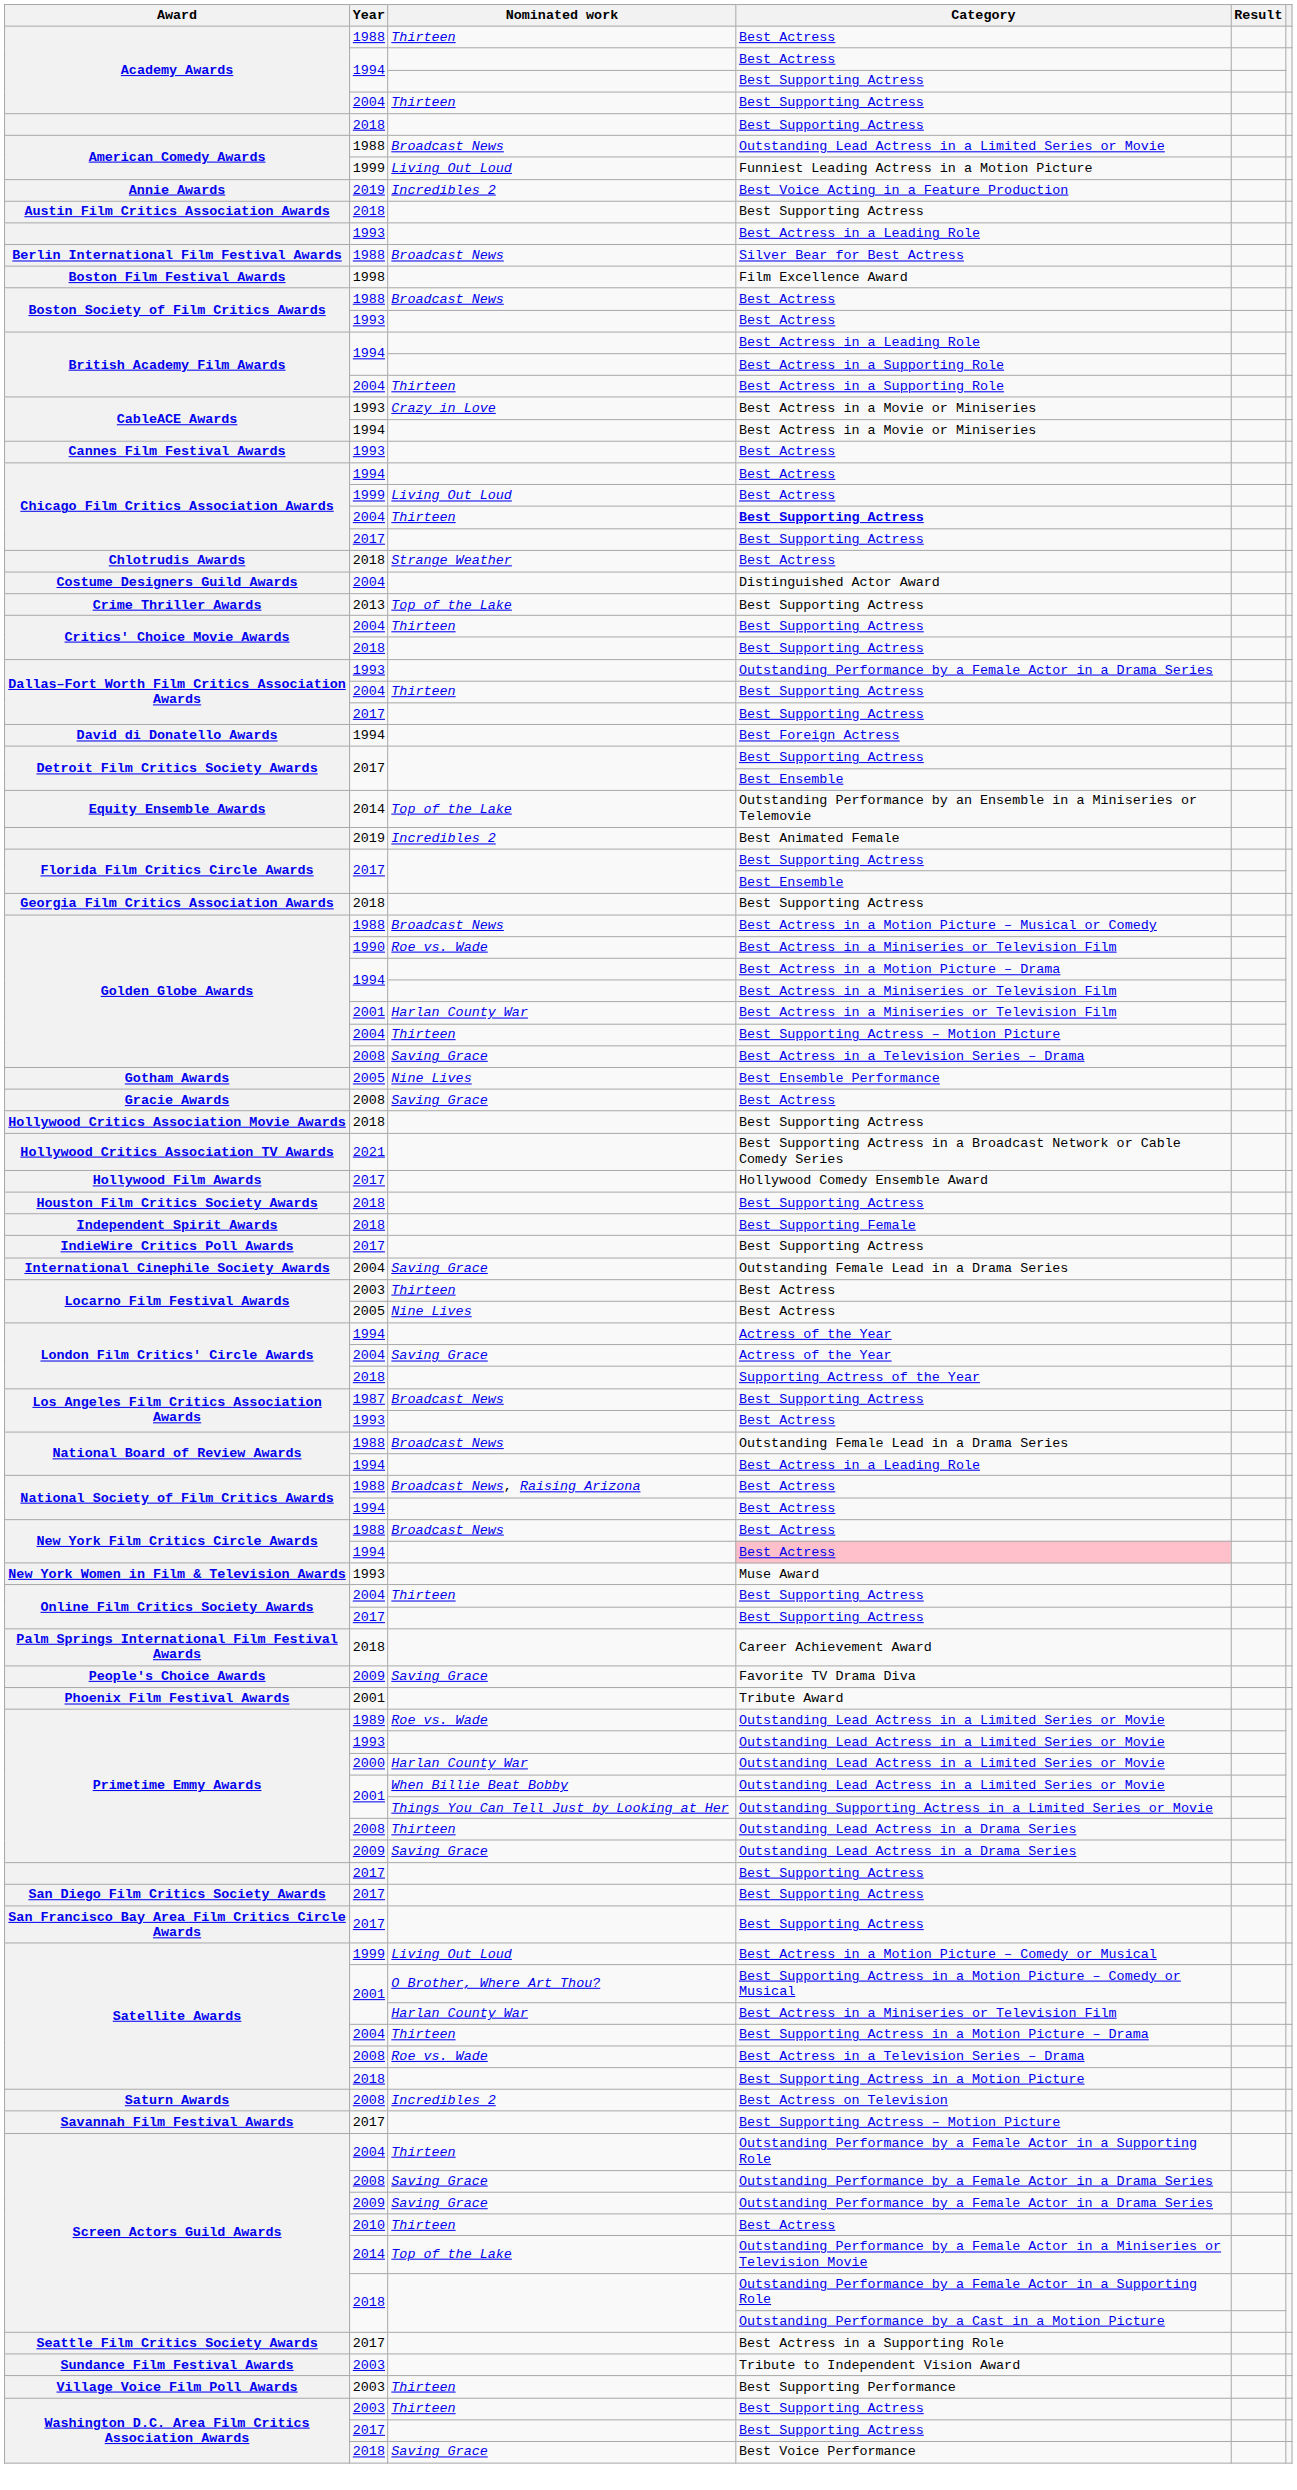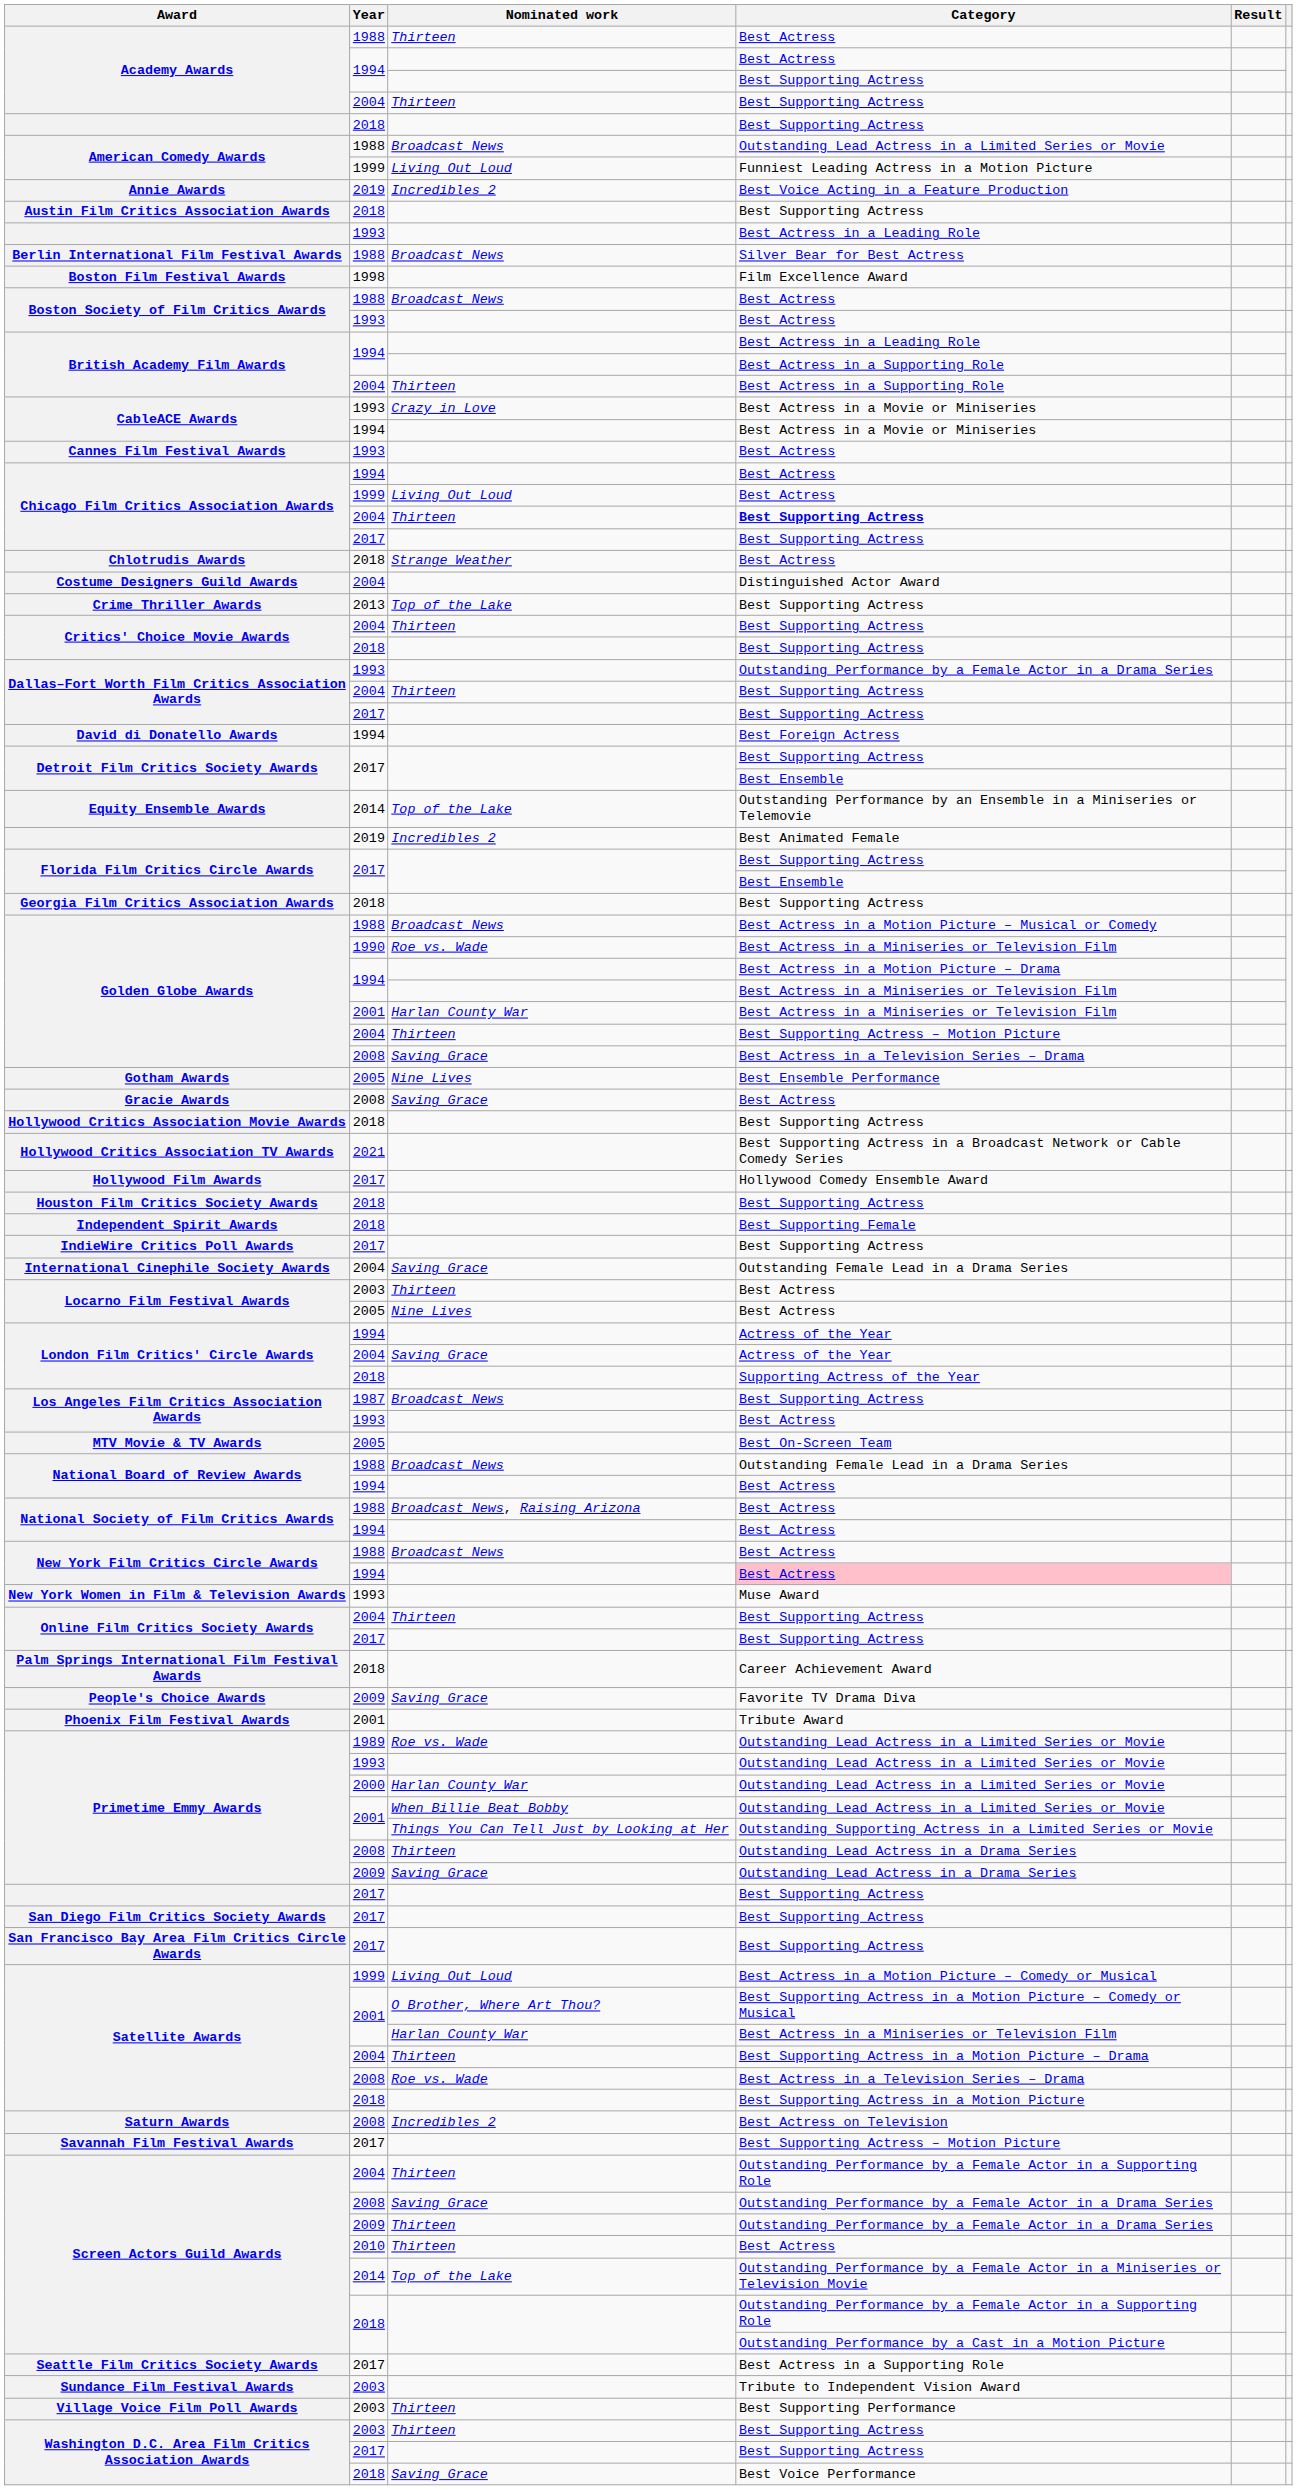+ row: (177, 1443)
(859, 1465) Best Actress in a Leading Role -> (787, 1487) Best Actress
(440, 2203) Saving Grace -> (423, 2225) Thirteen
